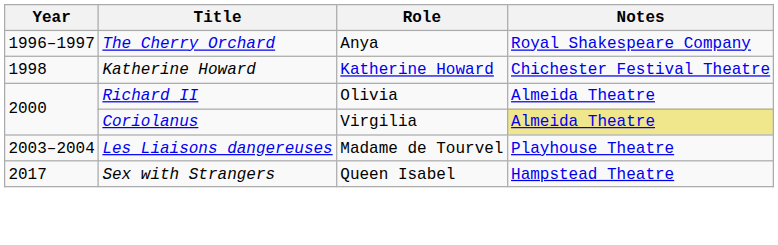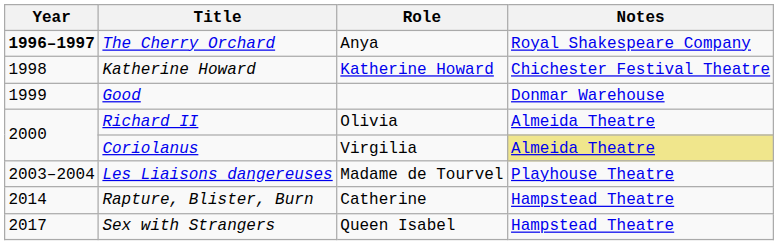(52, 44) normal -> (52, 44) bold
+ row: (122, 96)
+ row: (208, 200)
